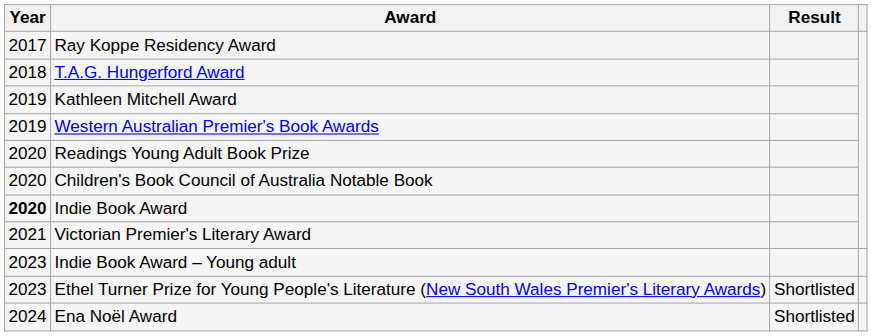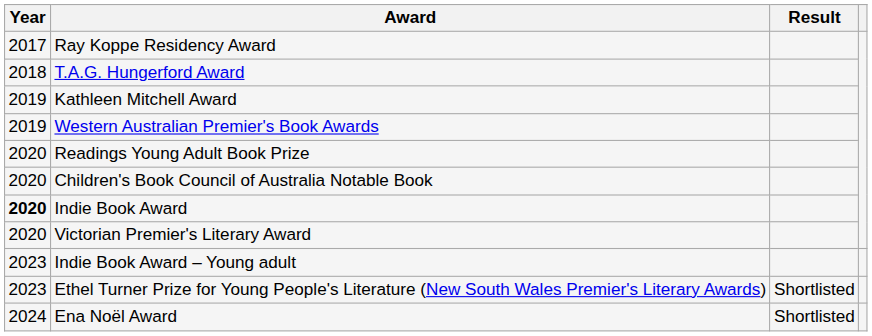(28, 235) 2021 -> (28, 235) 2020
